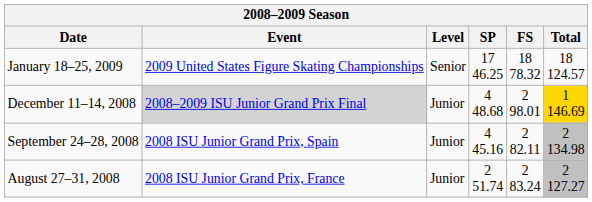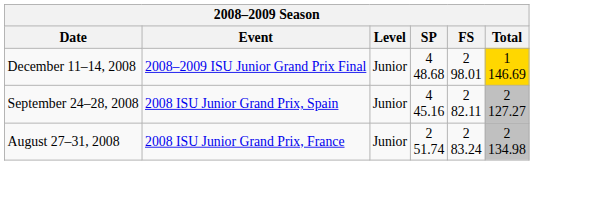- row: (65, 66)
(256, 104) lightgrey background -> (256, 66) no background
(566, 141) 2 134.98 -> (507, 104) 2 127.27
(566, 178) 2 127.27 -> (507, 141) 2 134.98
